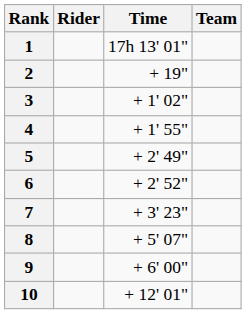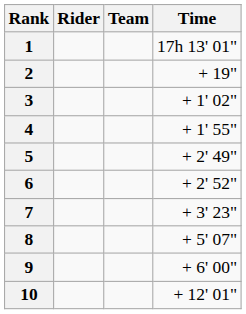columns swapped: (217, 18) <-> (148, 18)
